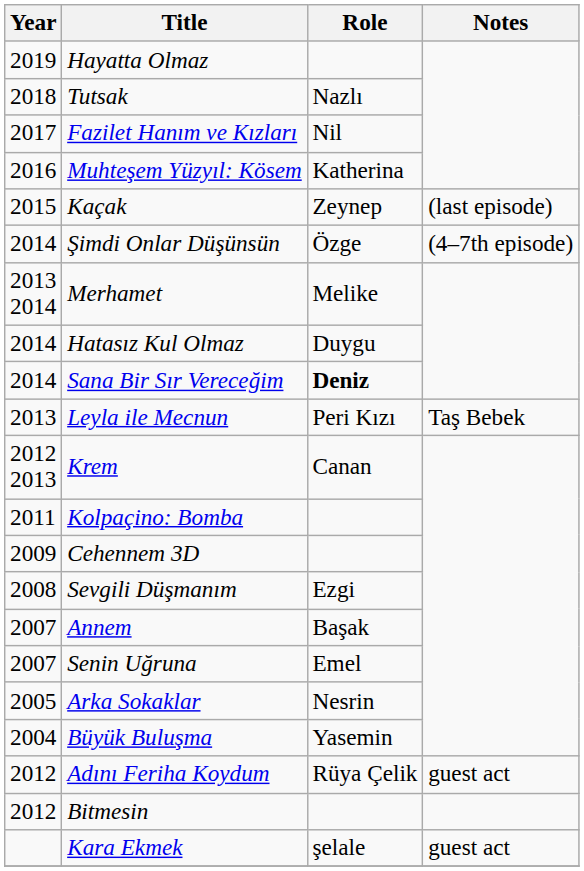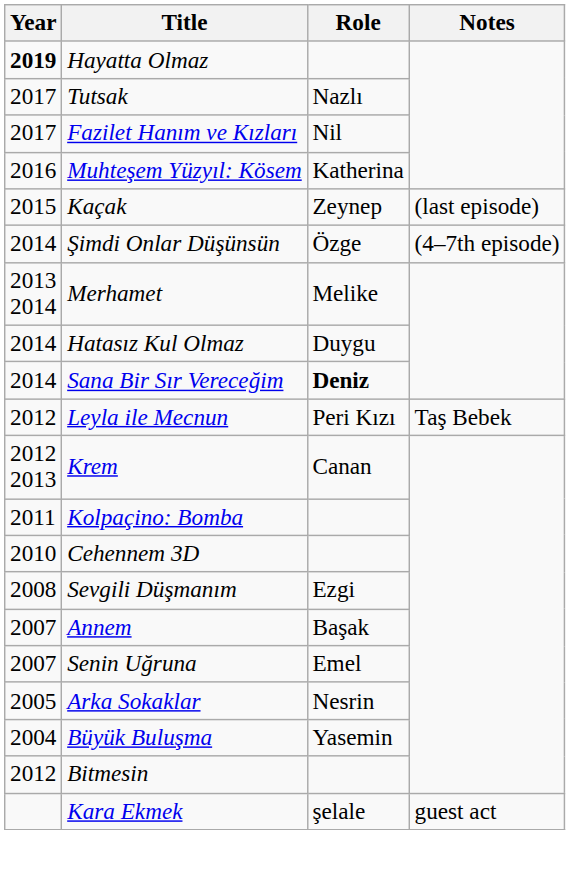(33, 59) normal -> (33, 59) bold
(33, 96) 2018 -> (33, 96) 2017
(33, 416) 2013 -> (33, 416) 2012
(33, 553) 2009 -> (33, 553) 2010
- row: (168, 774)
